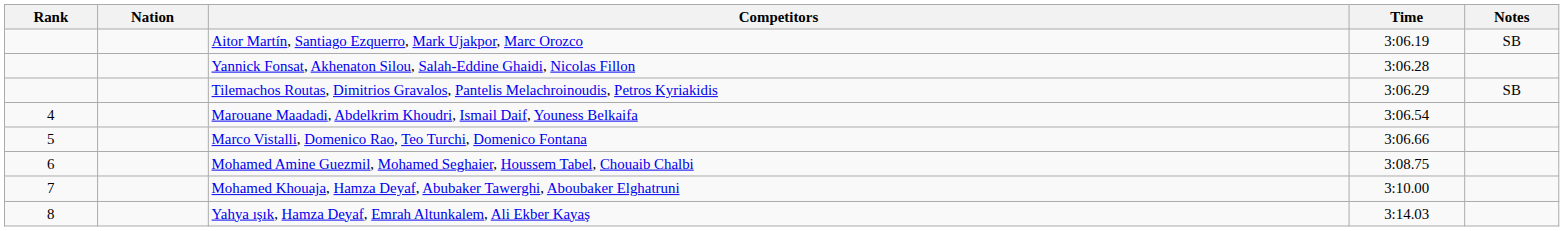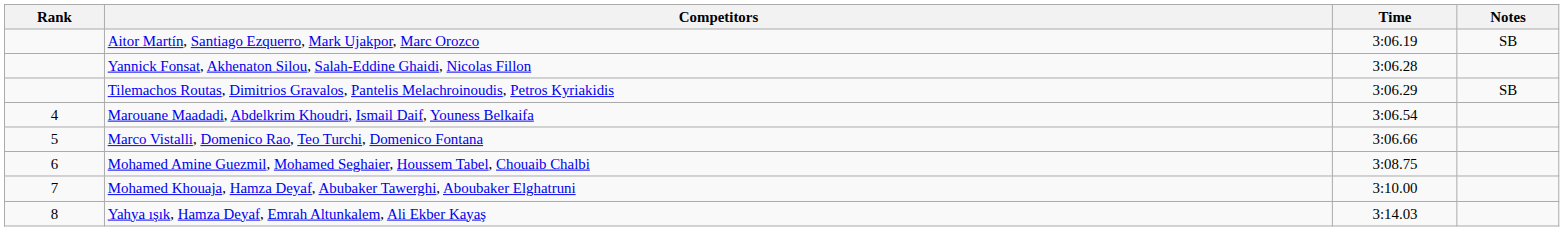- column: (153, 16)
